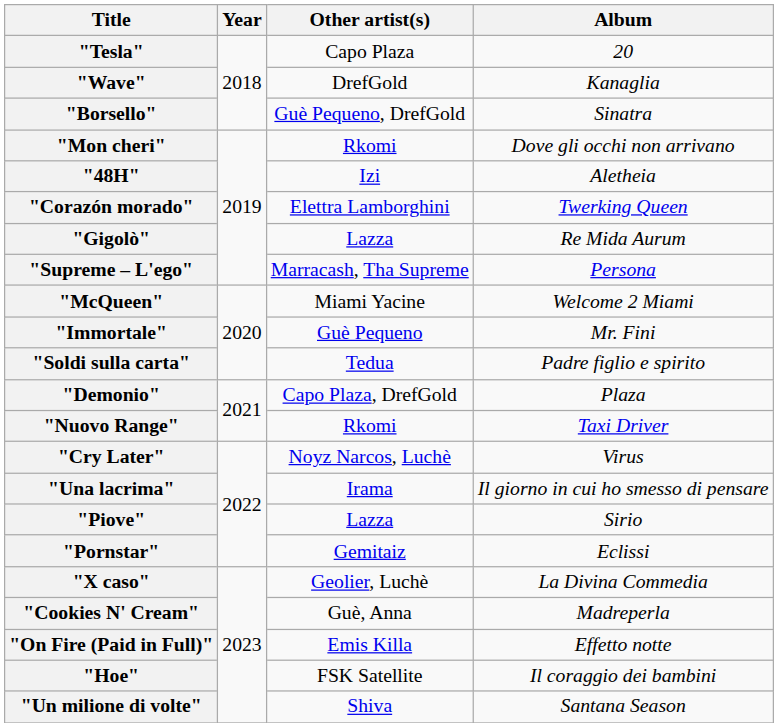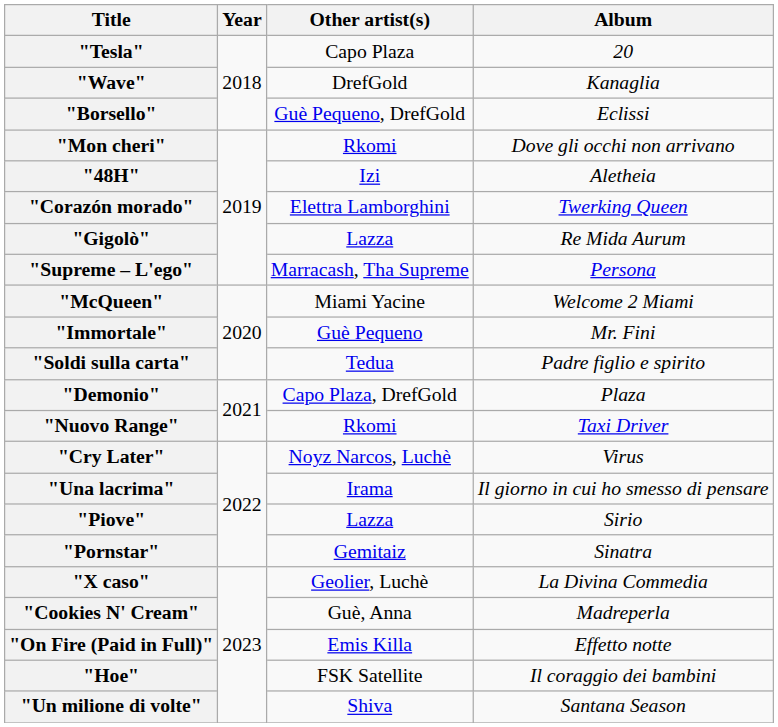(623, 113) Sinatra -> (623, 113) Eclissi
(623, 550) Eclissi -> (623, 550) Sinatra
